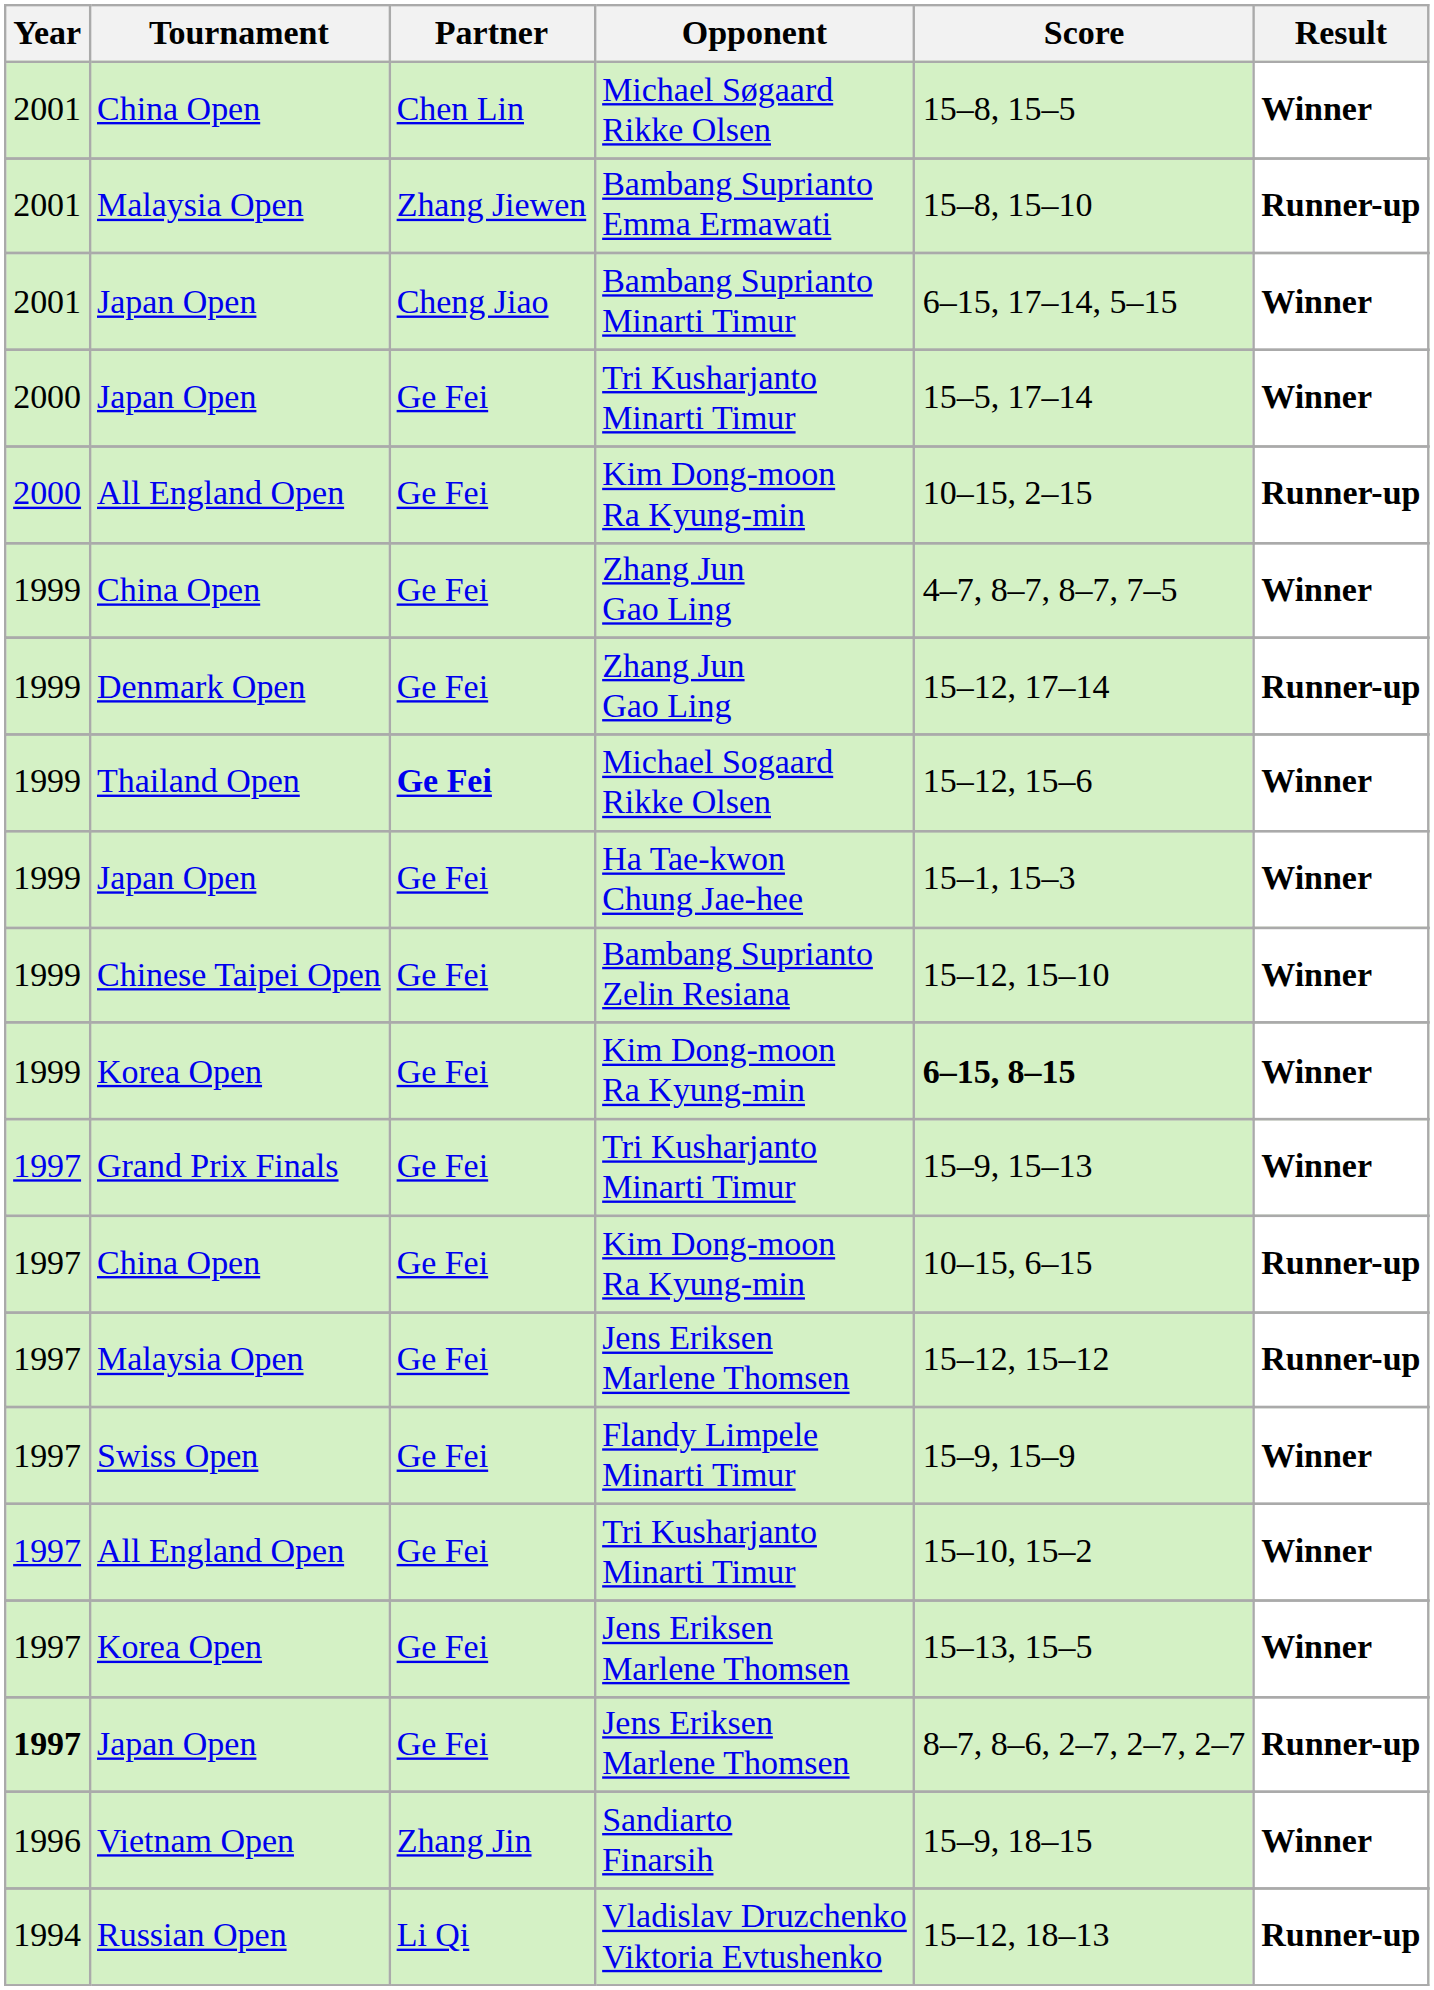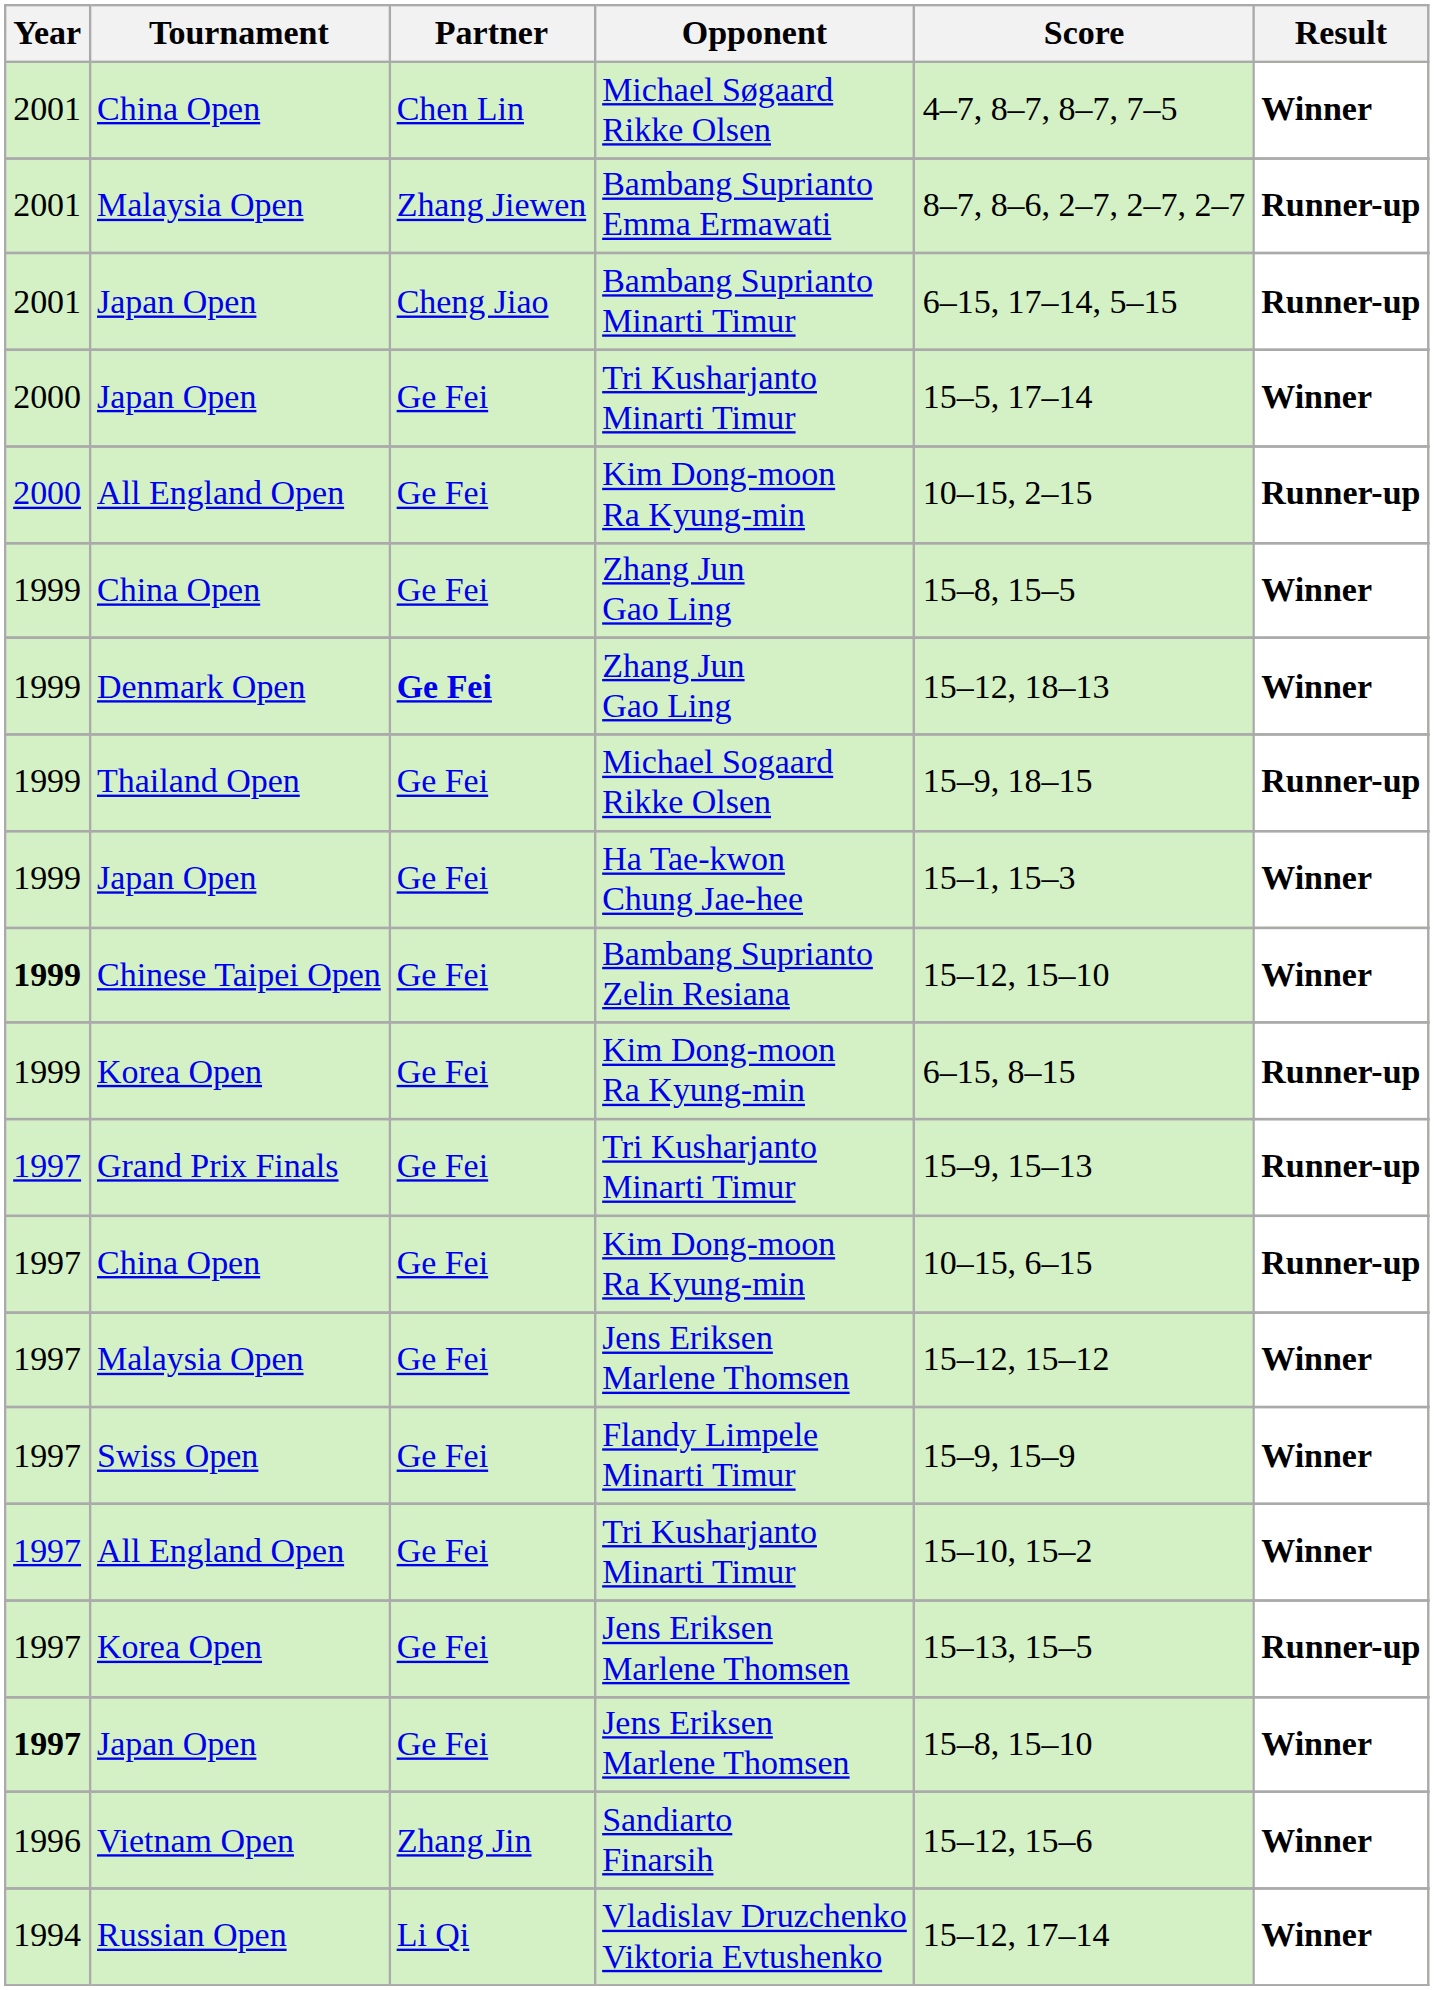(999, 109) 15–8, 15–5 -> (1050, 109) 4–7, 8–7, 8–7, 7–5
(1008, 205) 15–8, 15–10 -> (1084, 205) 8–7, 8–6, 2–7, 2–7, 2–7
(1317, 301) Winner -> (1341, 301) Runner-up
(1050, 589) 4–7, 8–7, 8–7, 7–5 -> (999, 589) 15–8, 15–5
(442, 686) normal -> (444, 686) bold
(1016, 686) 15–12, 17–14 -> (1016, 686) 15–12, 18–13
(1341, 686) Runner-up -> (1317, 686) Winner
(444, 782) bold -> (442, 782) normal
(1008, 782) 15–12, 15–6 -> (1008, 782) 15–9, 18–15
(1317, 782) Winner -> (1341, 782) Runner-up
(47, 974) normal -> (47, 974) bold
(999, 1070) bold -> (999, 1070) normal
(1317, 1070) Winner -> (1341, 1070) Runner-up
(1317, 1166) Winner -> (1341, 1166) Runner-up
(1341, 1359) Runner-up -> (1317, 1359) Winner
(1317, 1647) Winner -> (1341, 1647) Runner-up
(1084, 1743) 8–7, 8–6, 2–7, 2–7, 2–7 -> (1008, 1743) 15–8, 15–10
(1341, 1743) Runner-up -> (1317, 1743) Winner
(1008, 1840) 15–9, 18–15 -> (1008, 1840) 15–12, 15–6
(1016, 1936) 15–12, 18–13 -> (1016, 1936) 15–12, 17–14
(1341, 1936) Runner-up -> (1317, 1936) Winner
